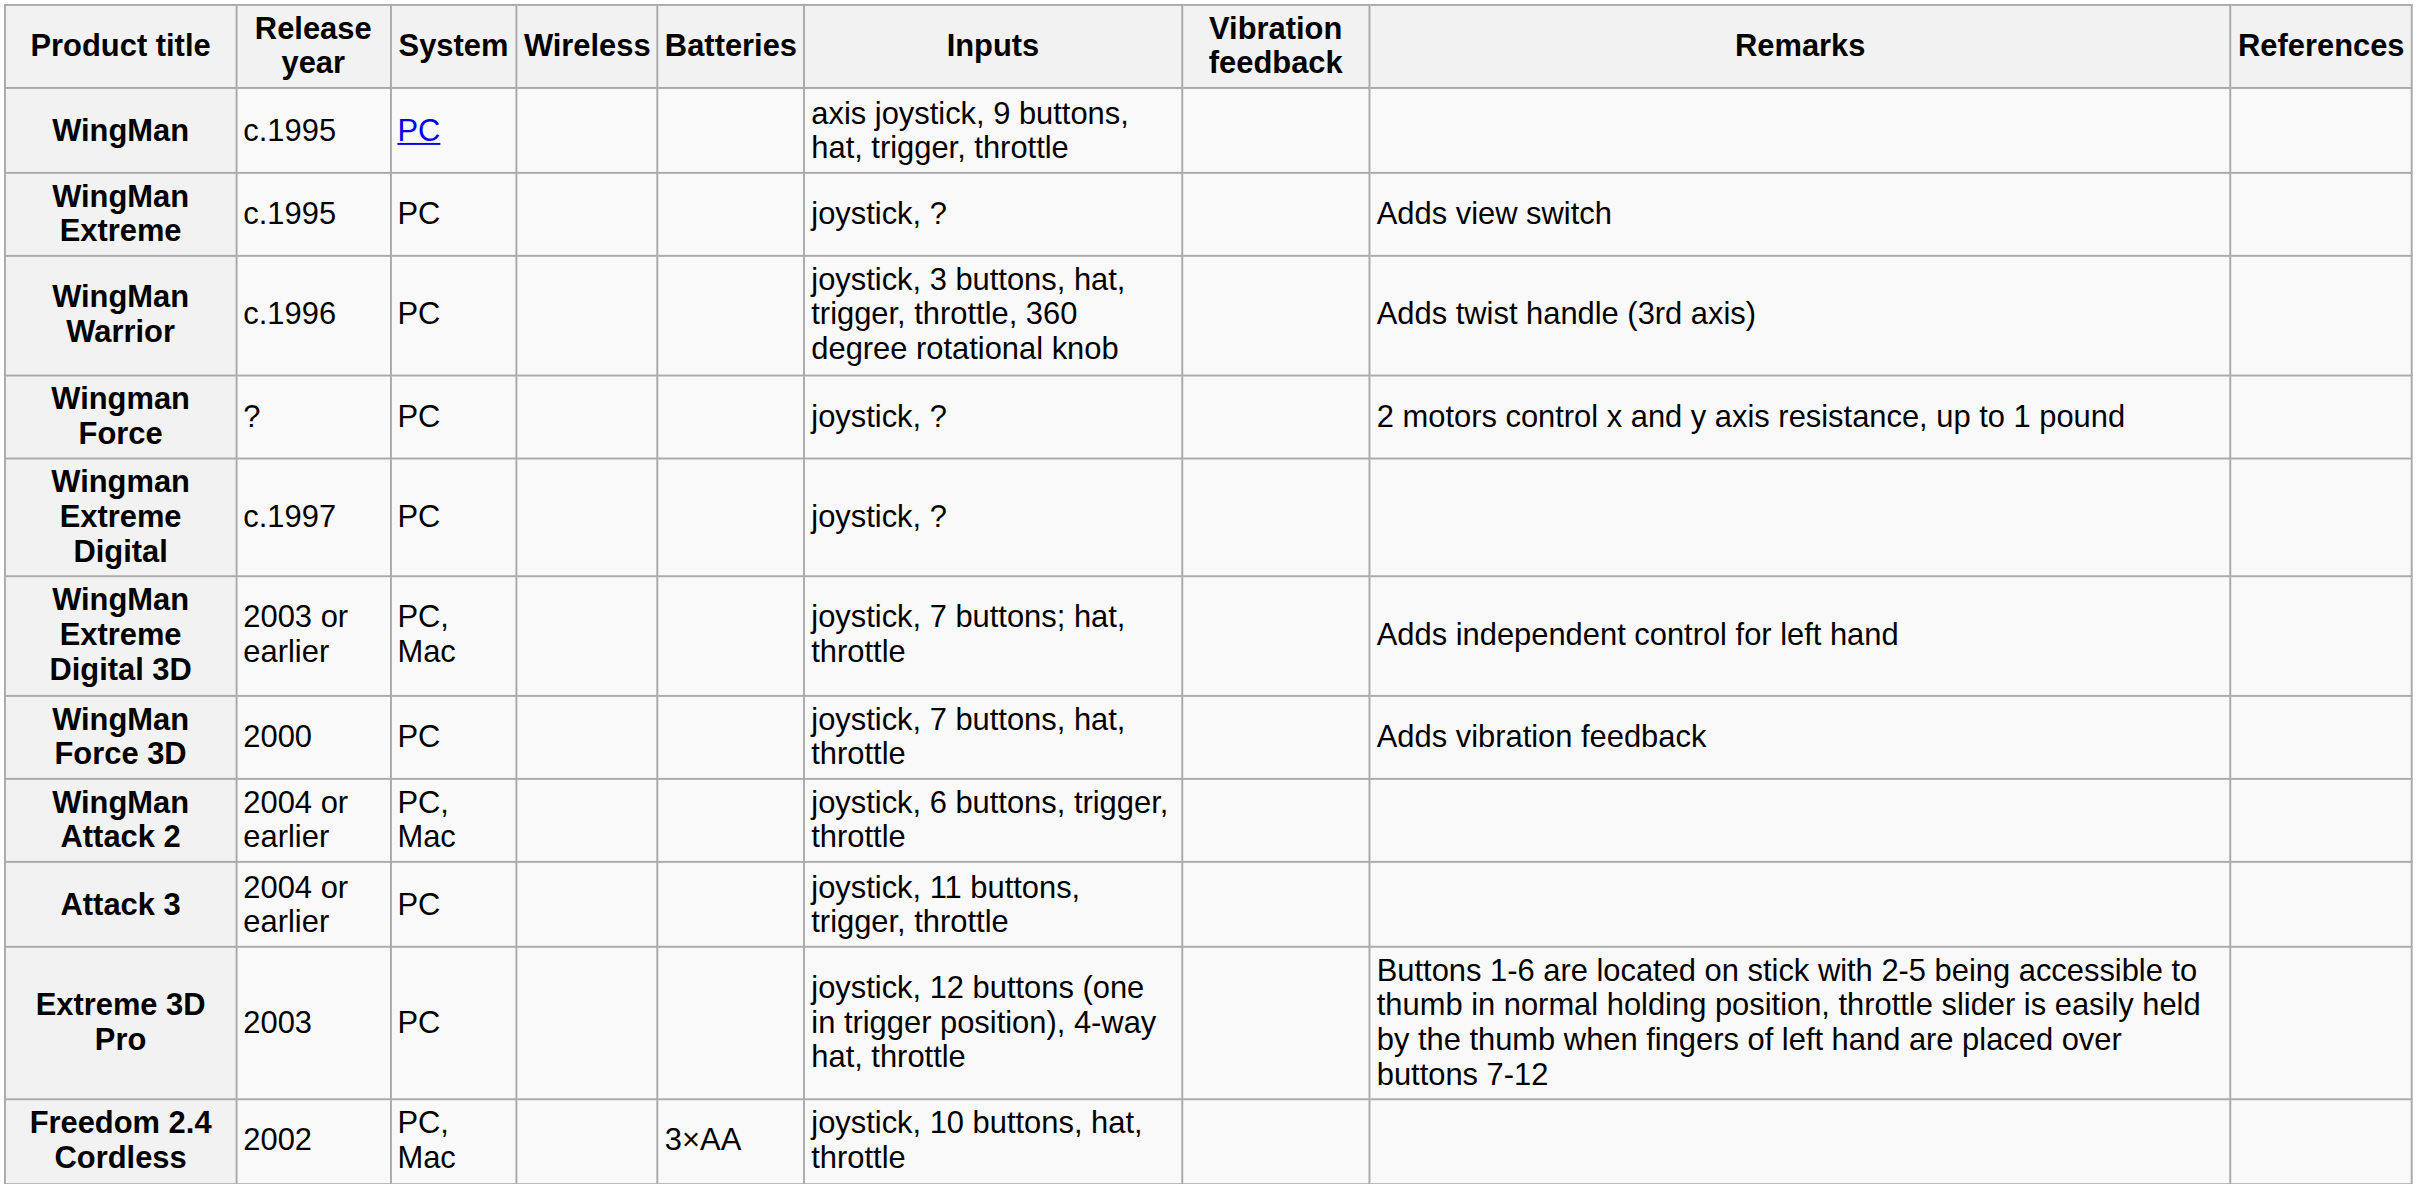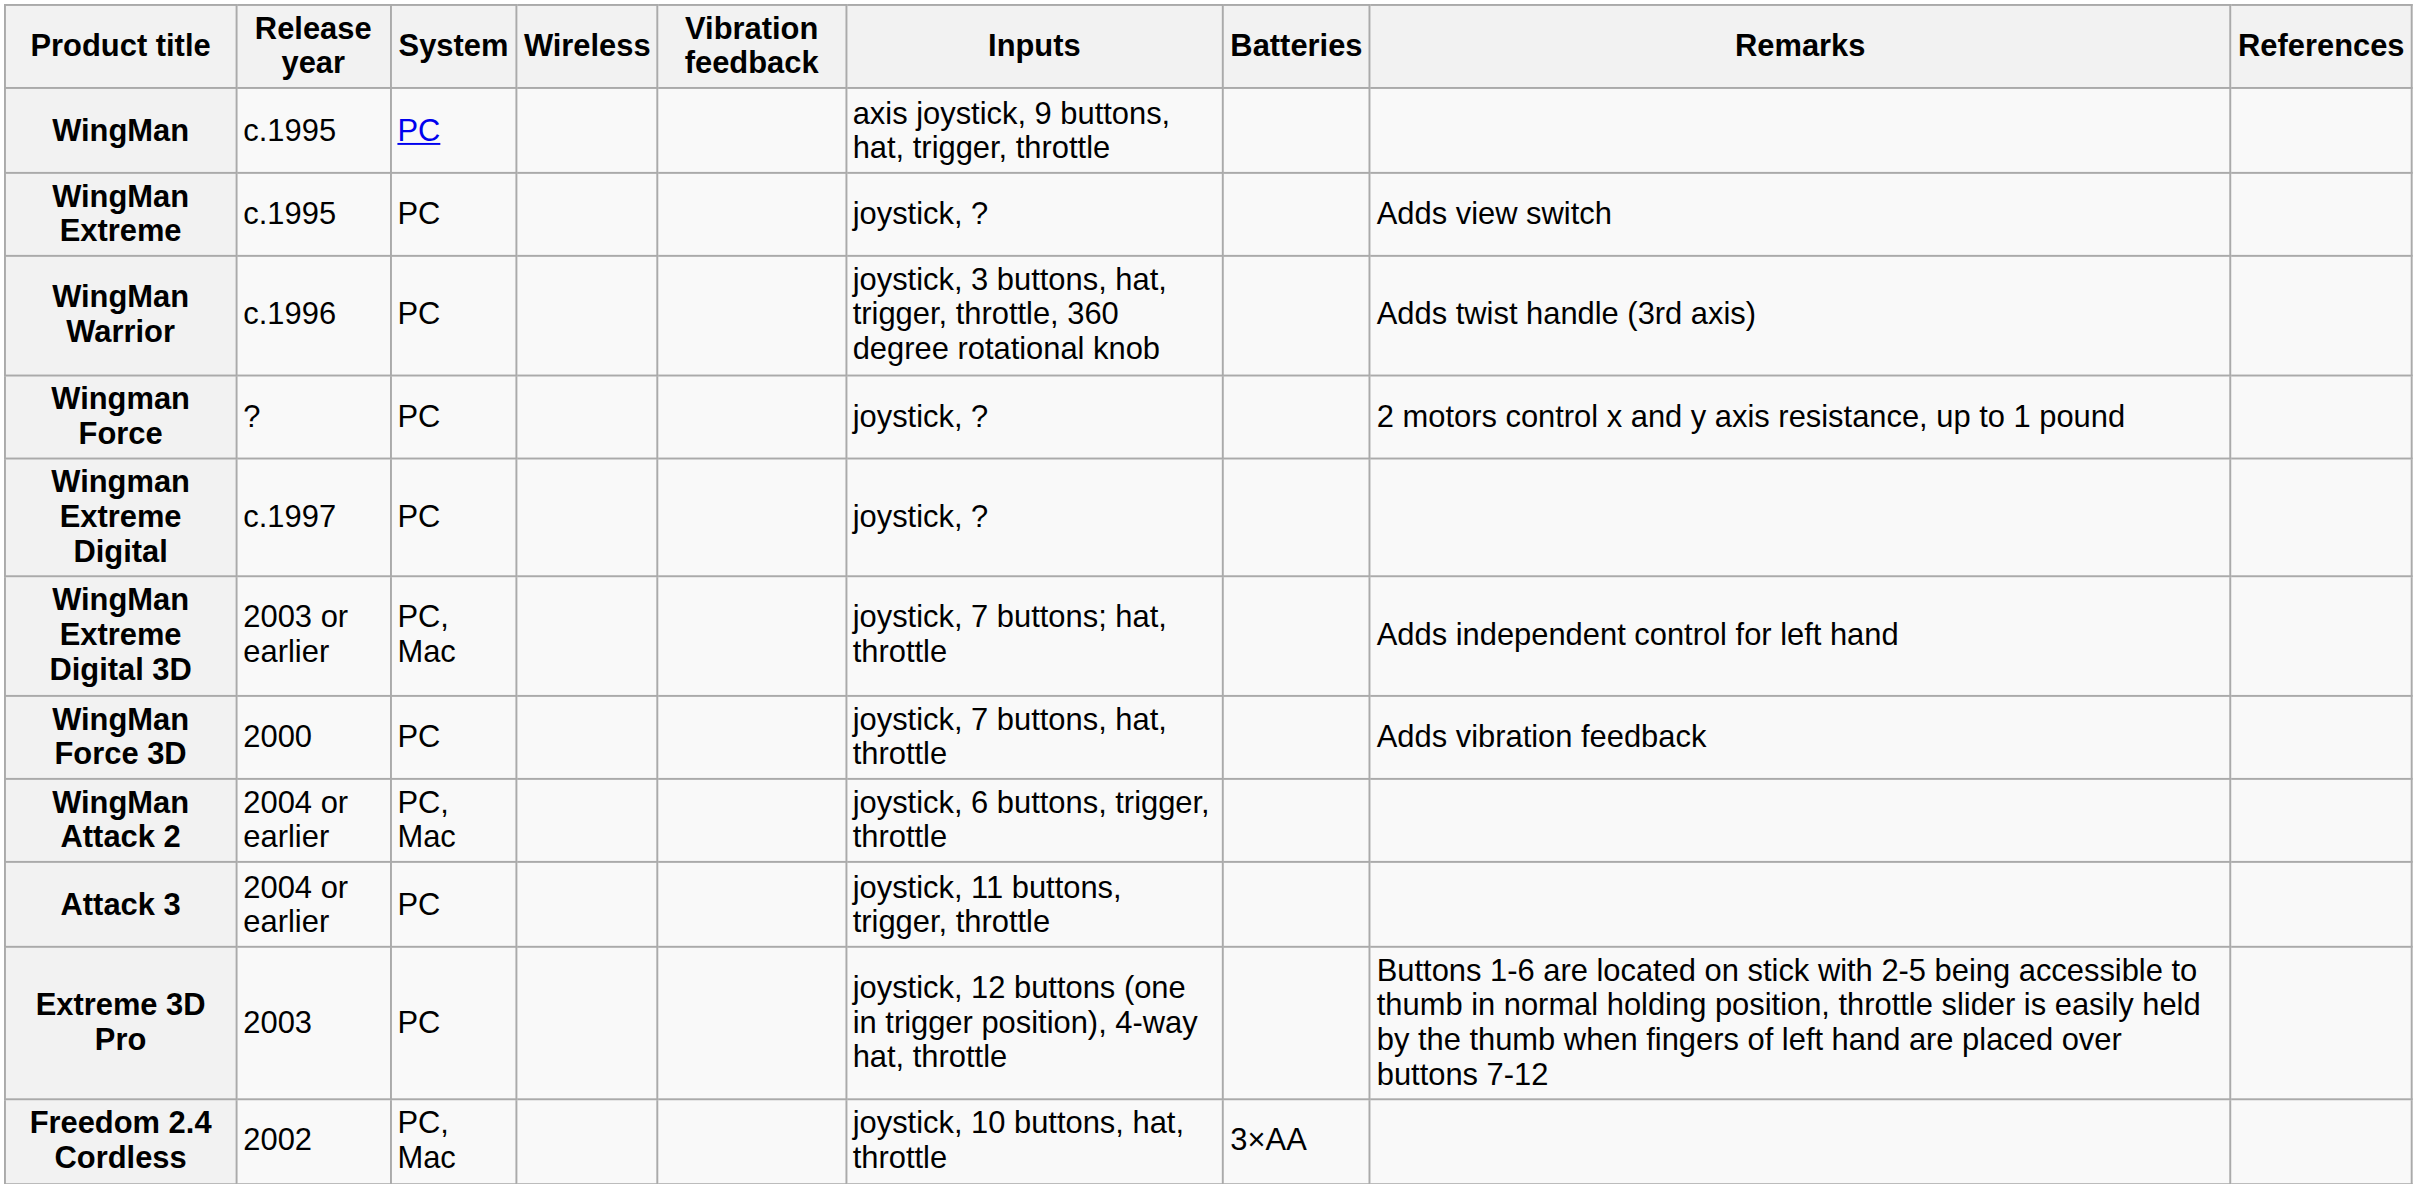columns swapped: (731, 46) <-> (1276, 46)
